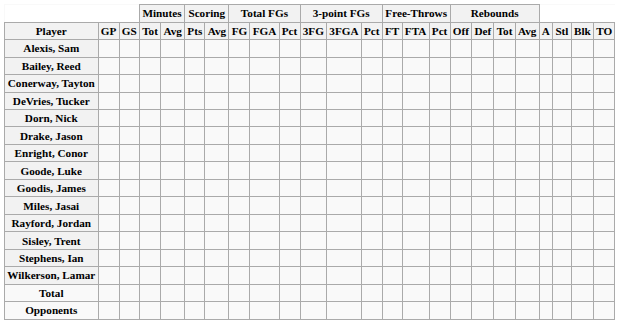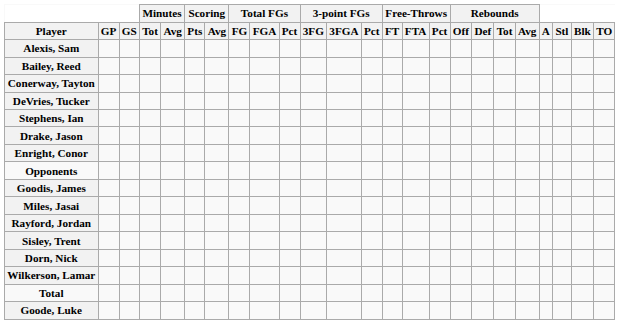rows swapped: (51, 118) <-> (51, 258)
rows swapped: (51, 171) <-> (51, 310)
